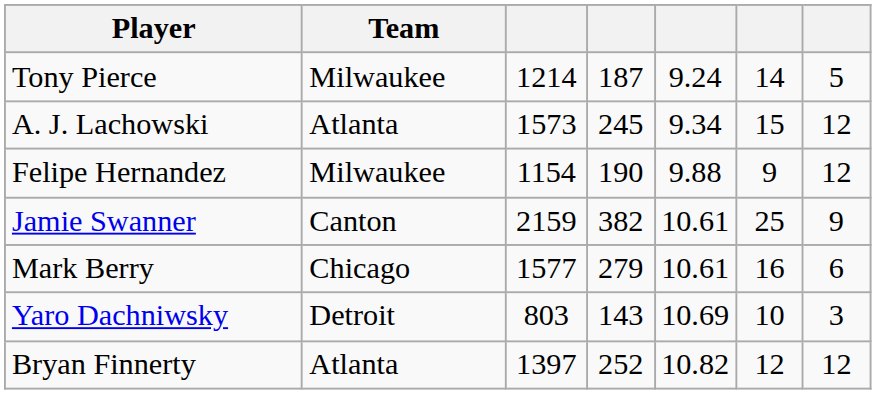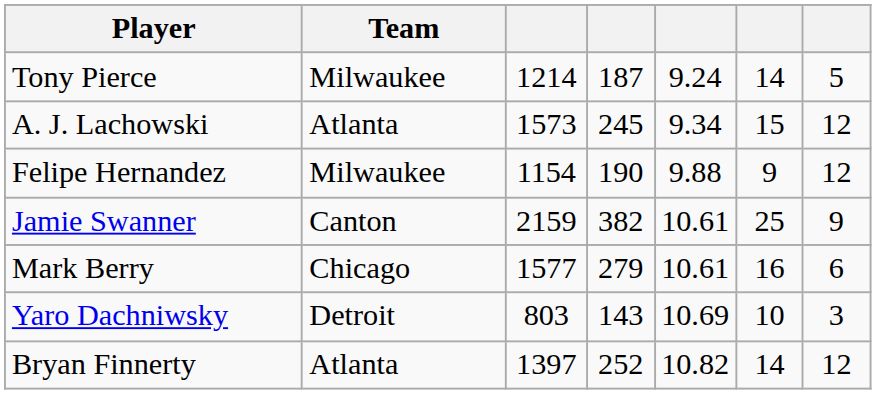(770, 364) 12 -> (770, 364) 14
